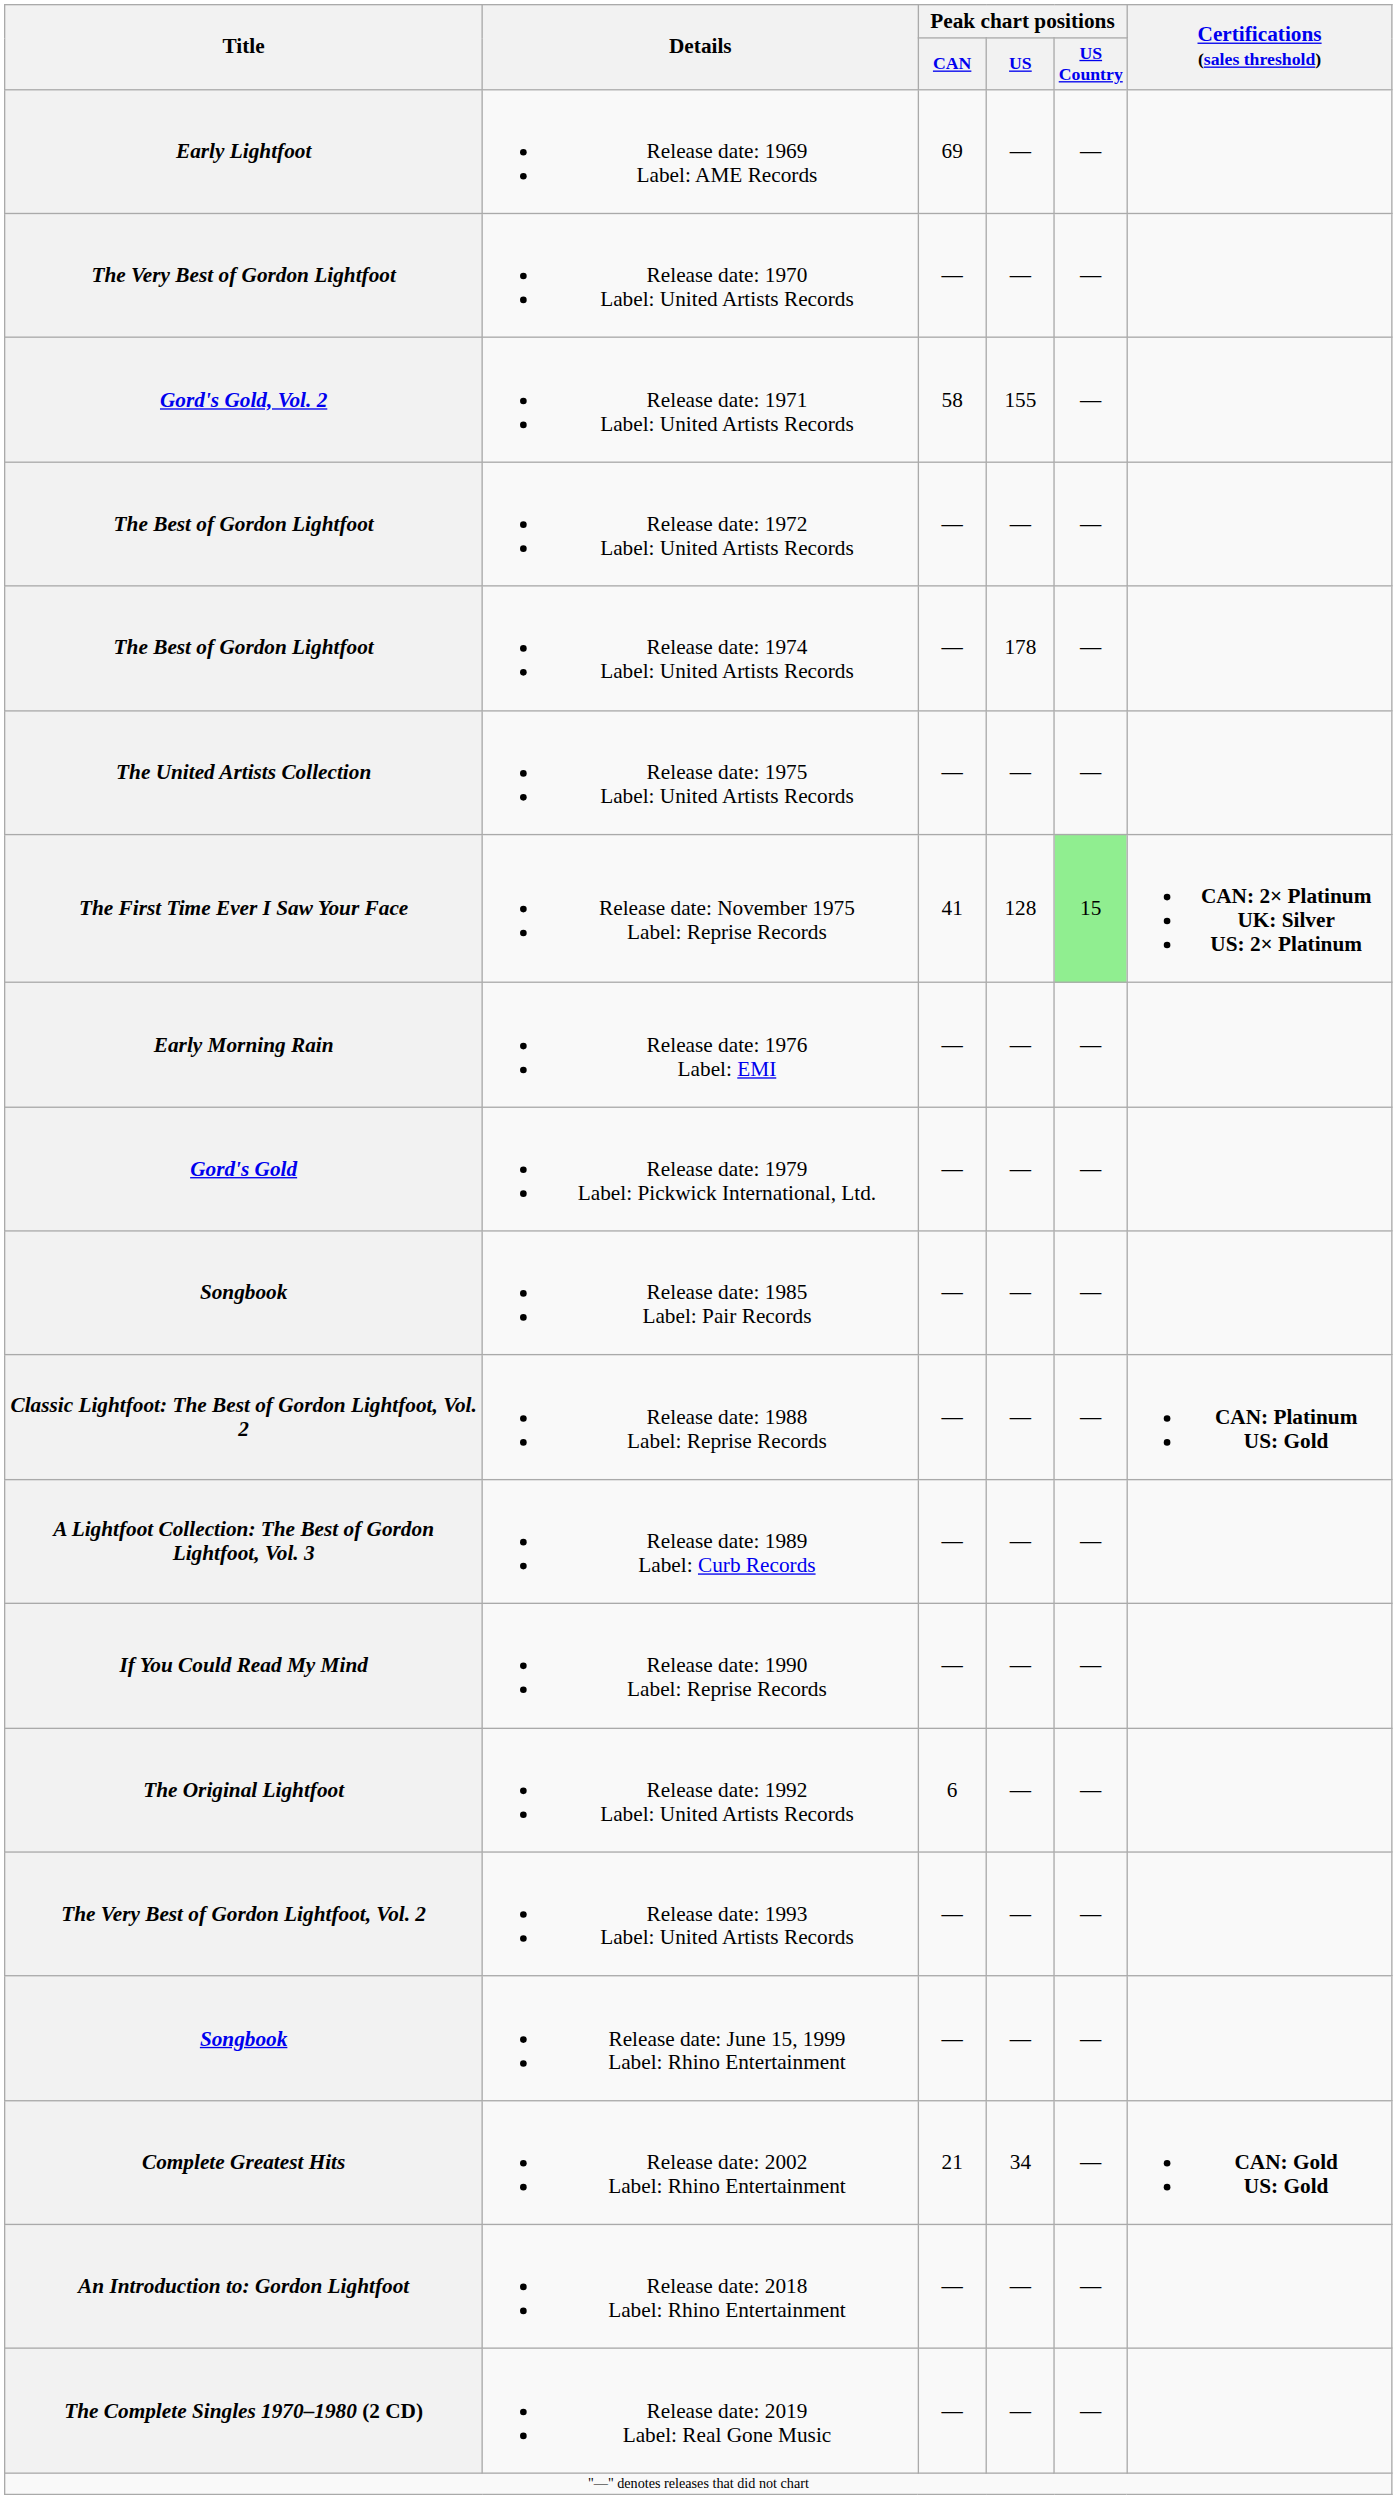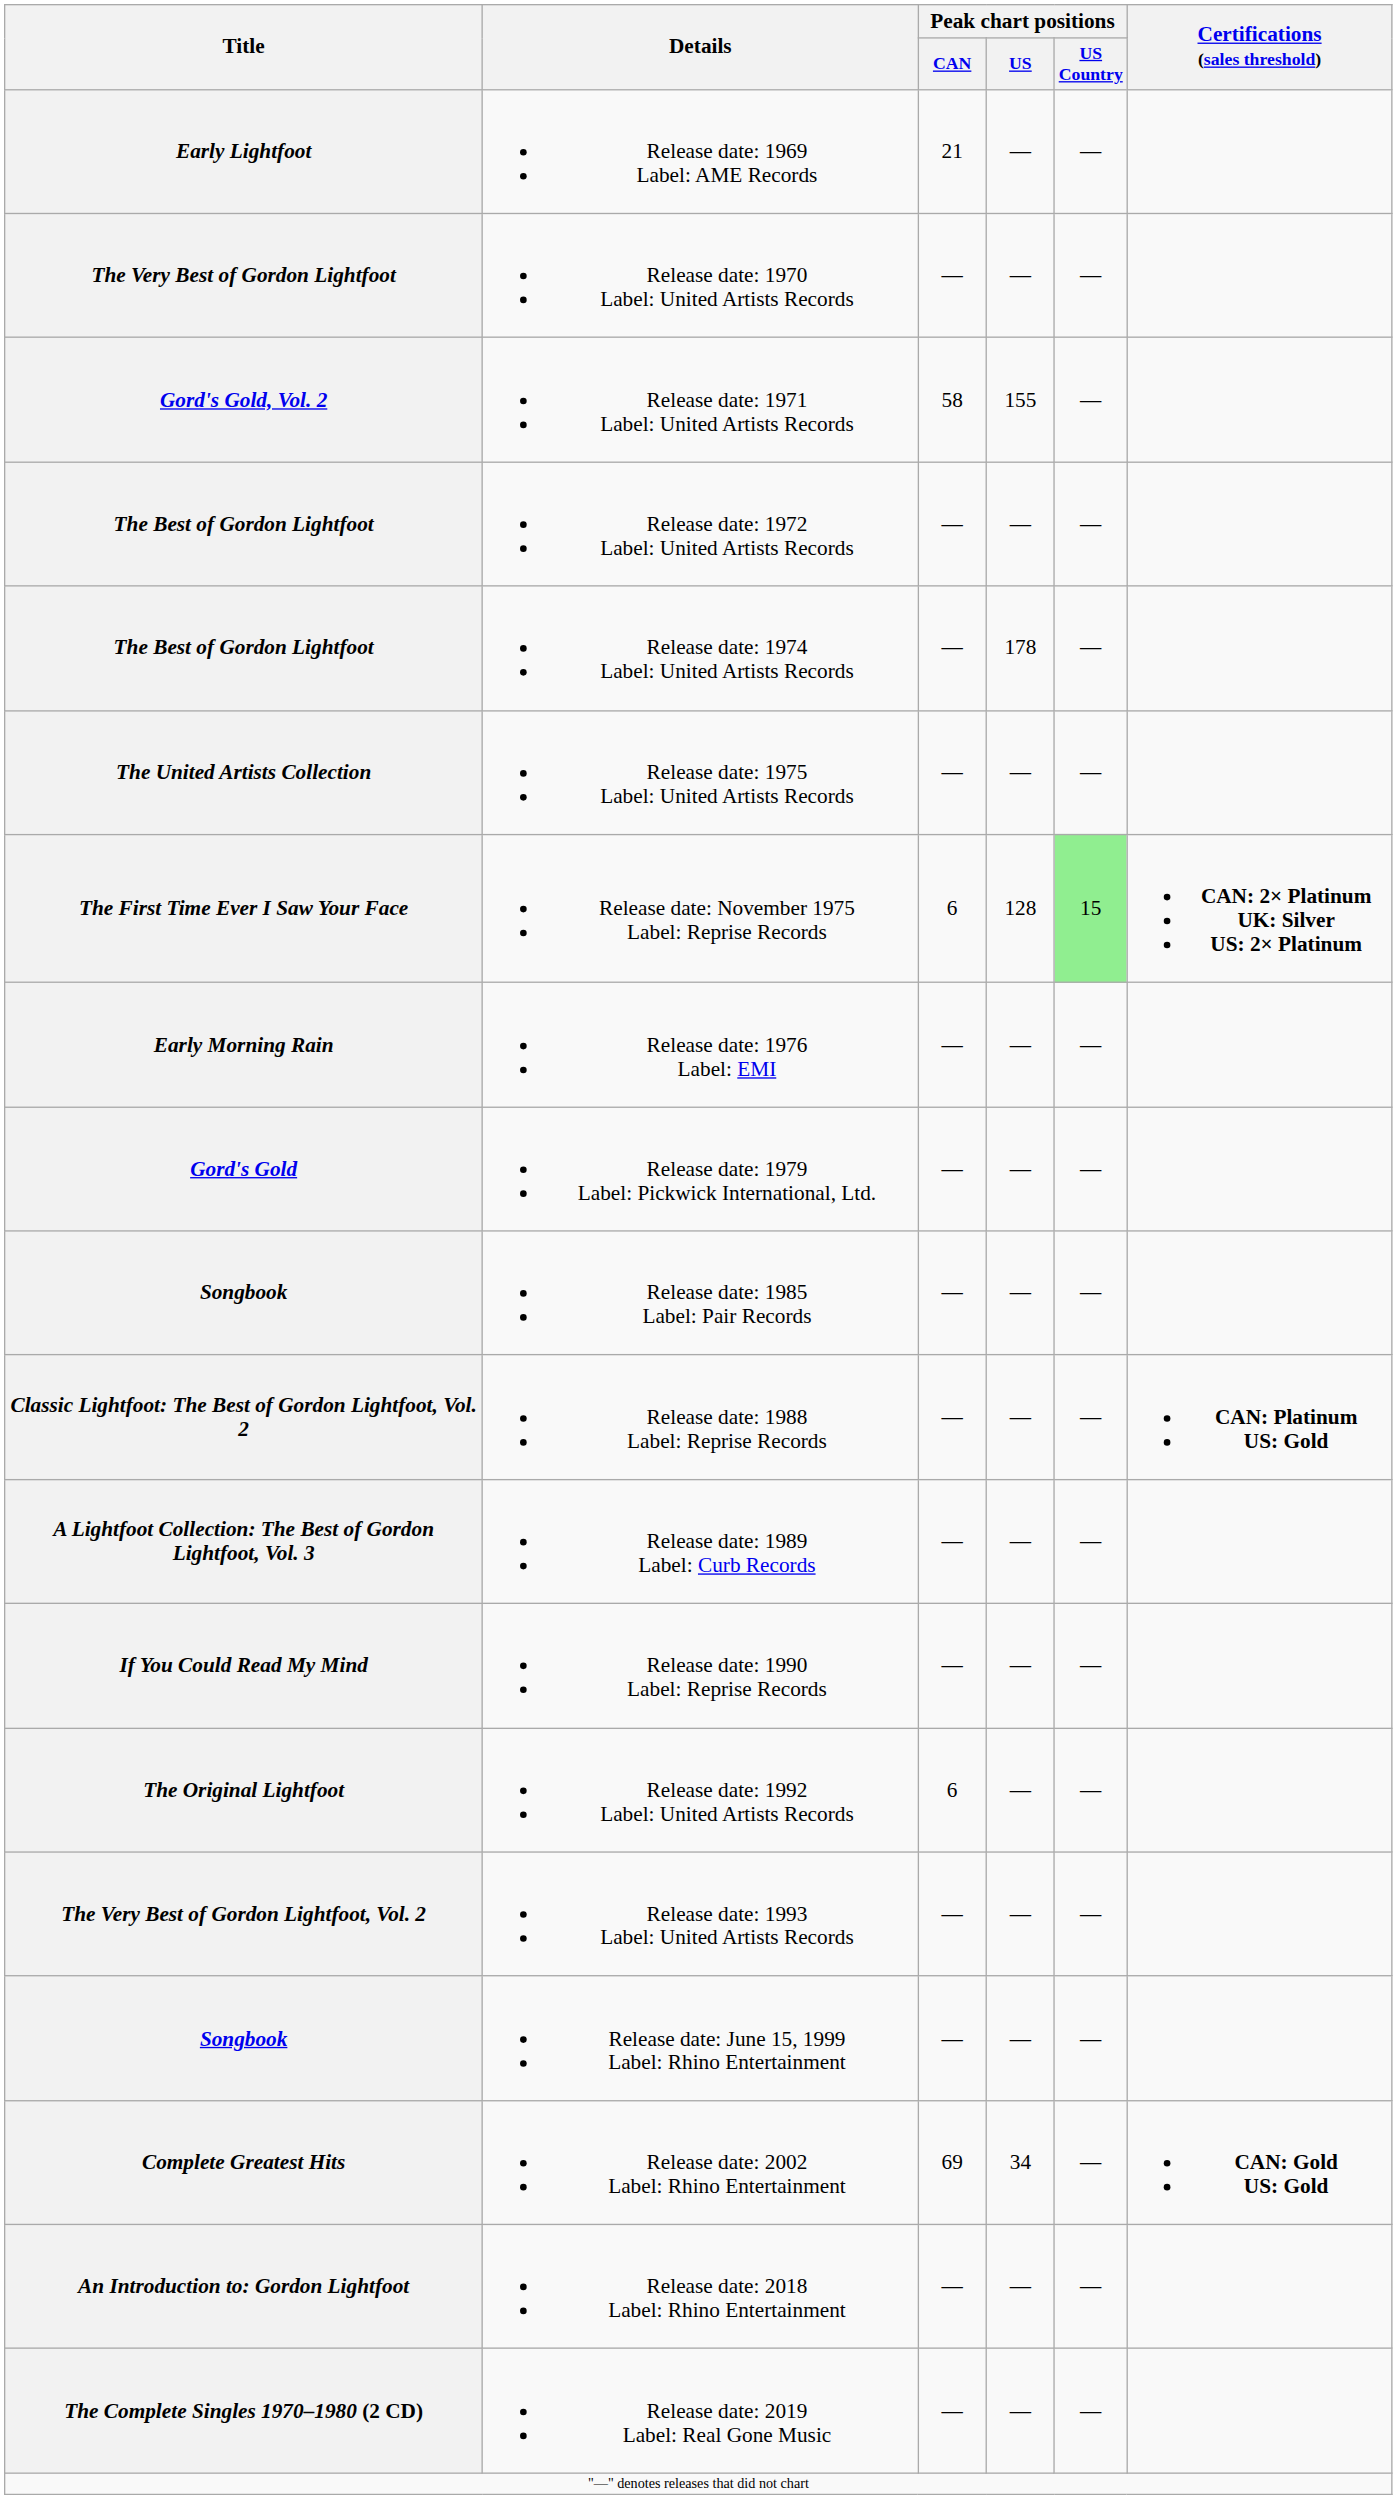(952, 151) 69 -> (952, 151) 21
(952, 908) 41 -> (952, 908) 6
(952, 2162) 21 -> (952, 2162) 69
